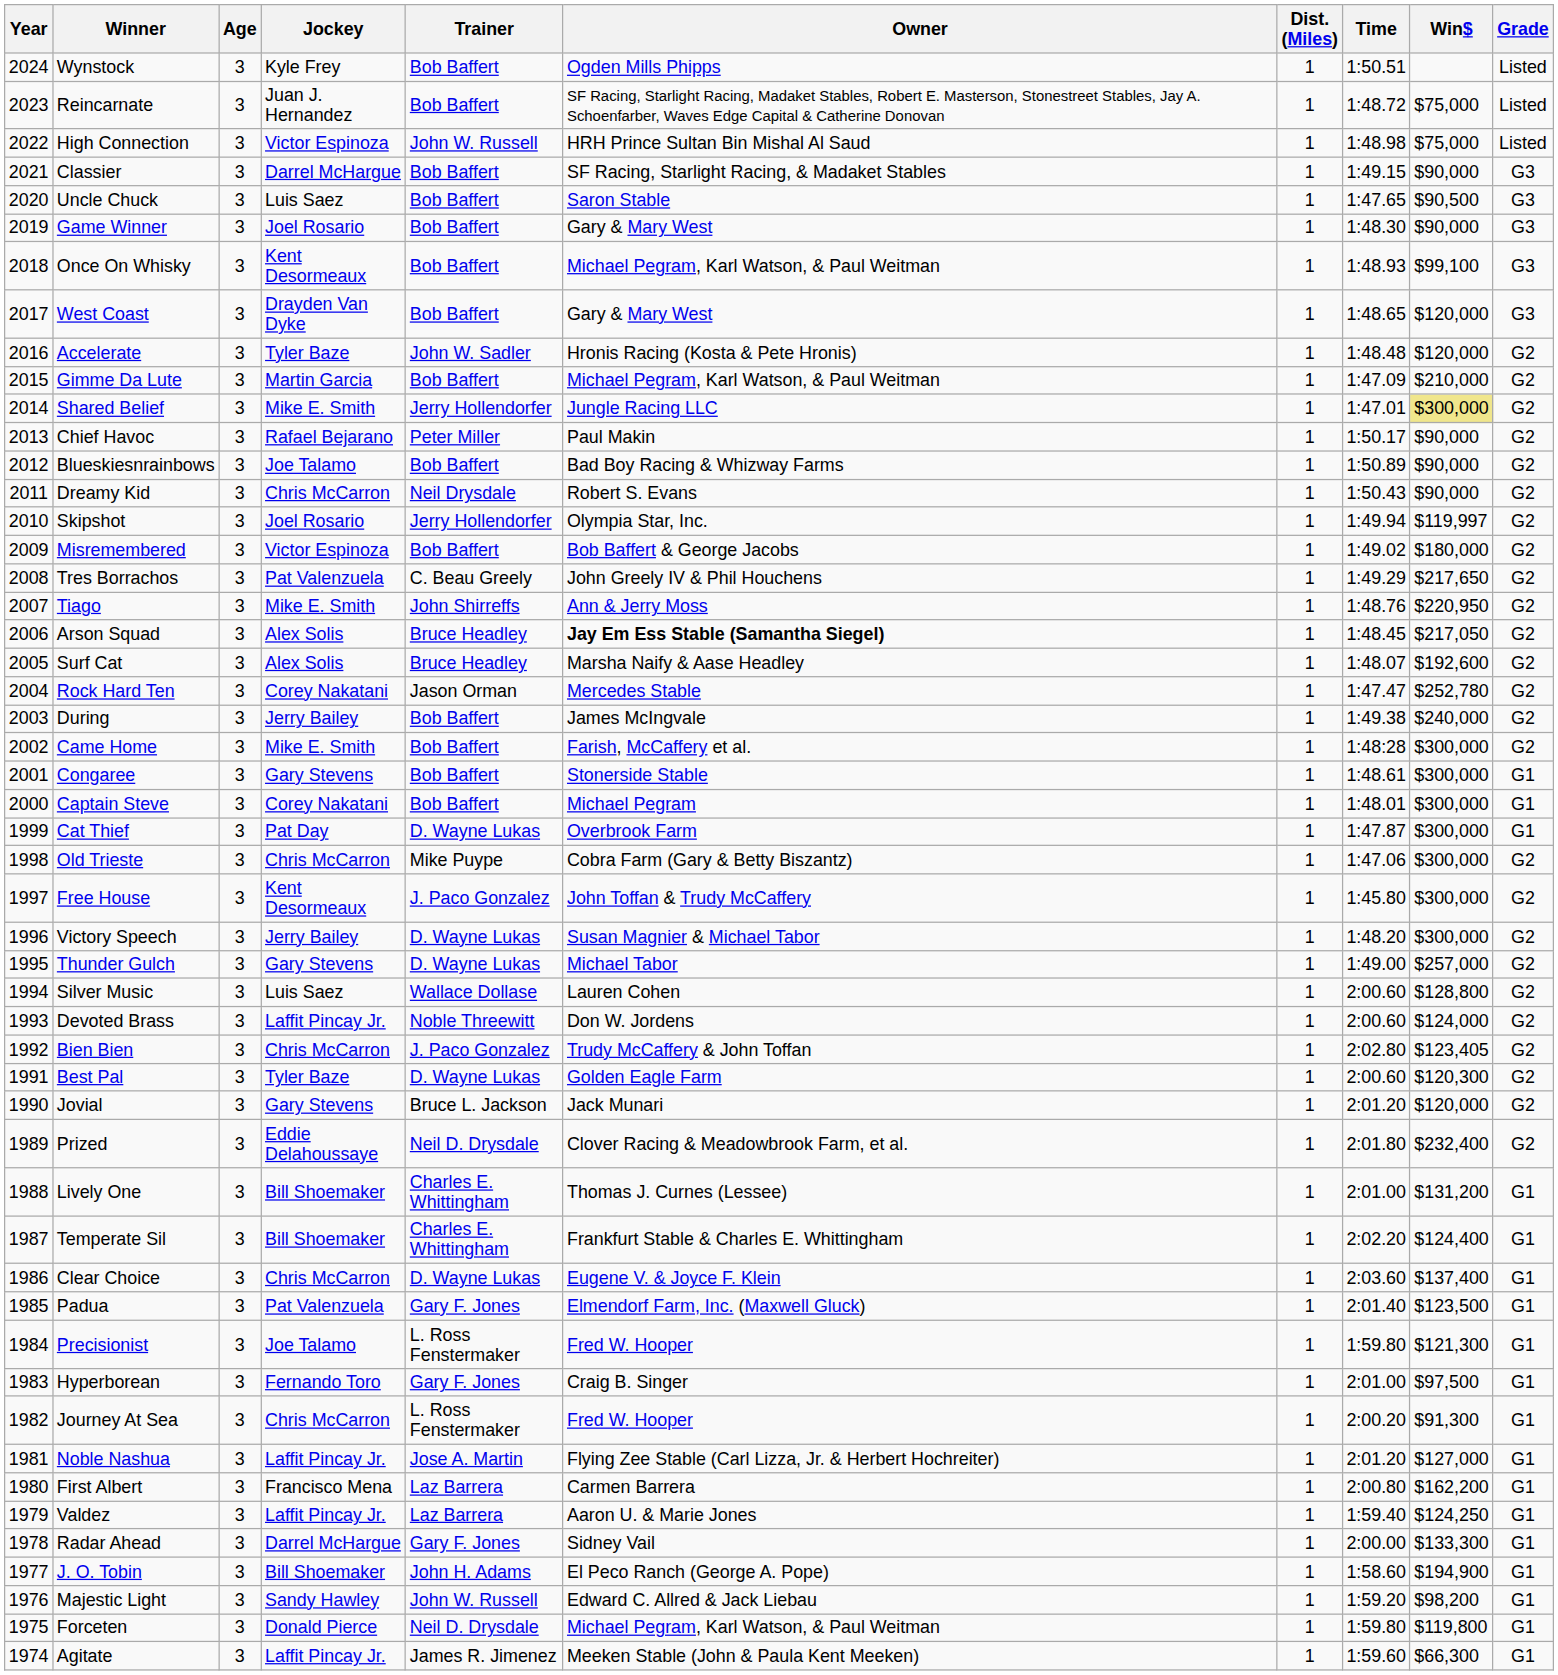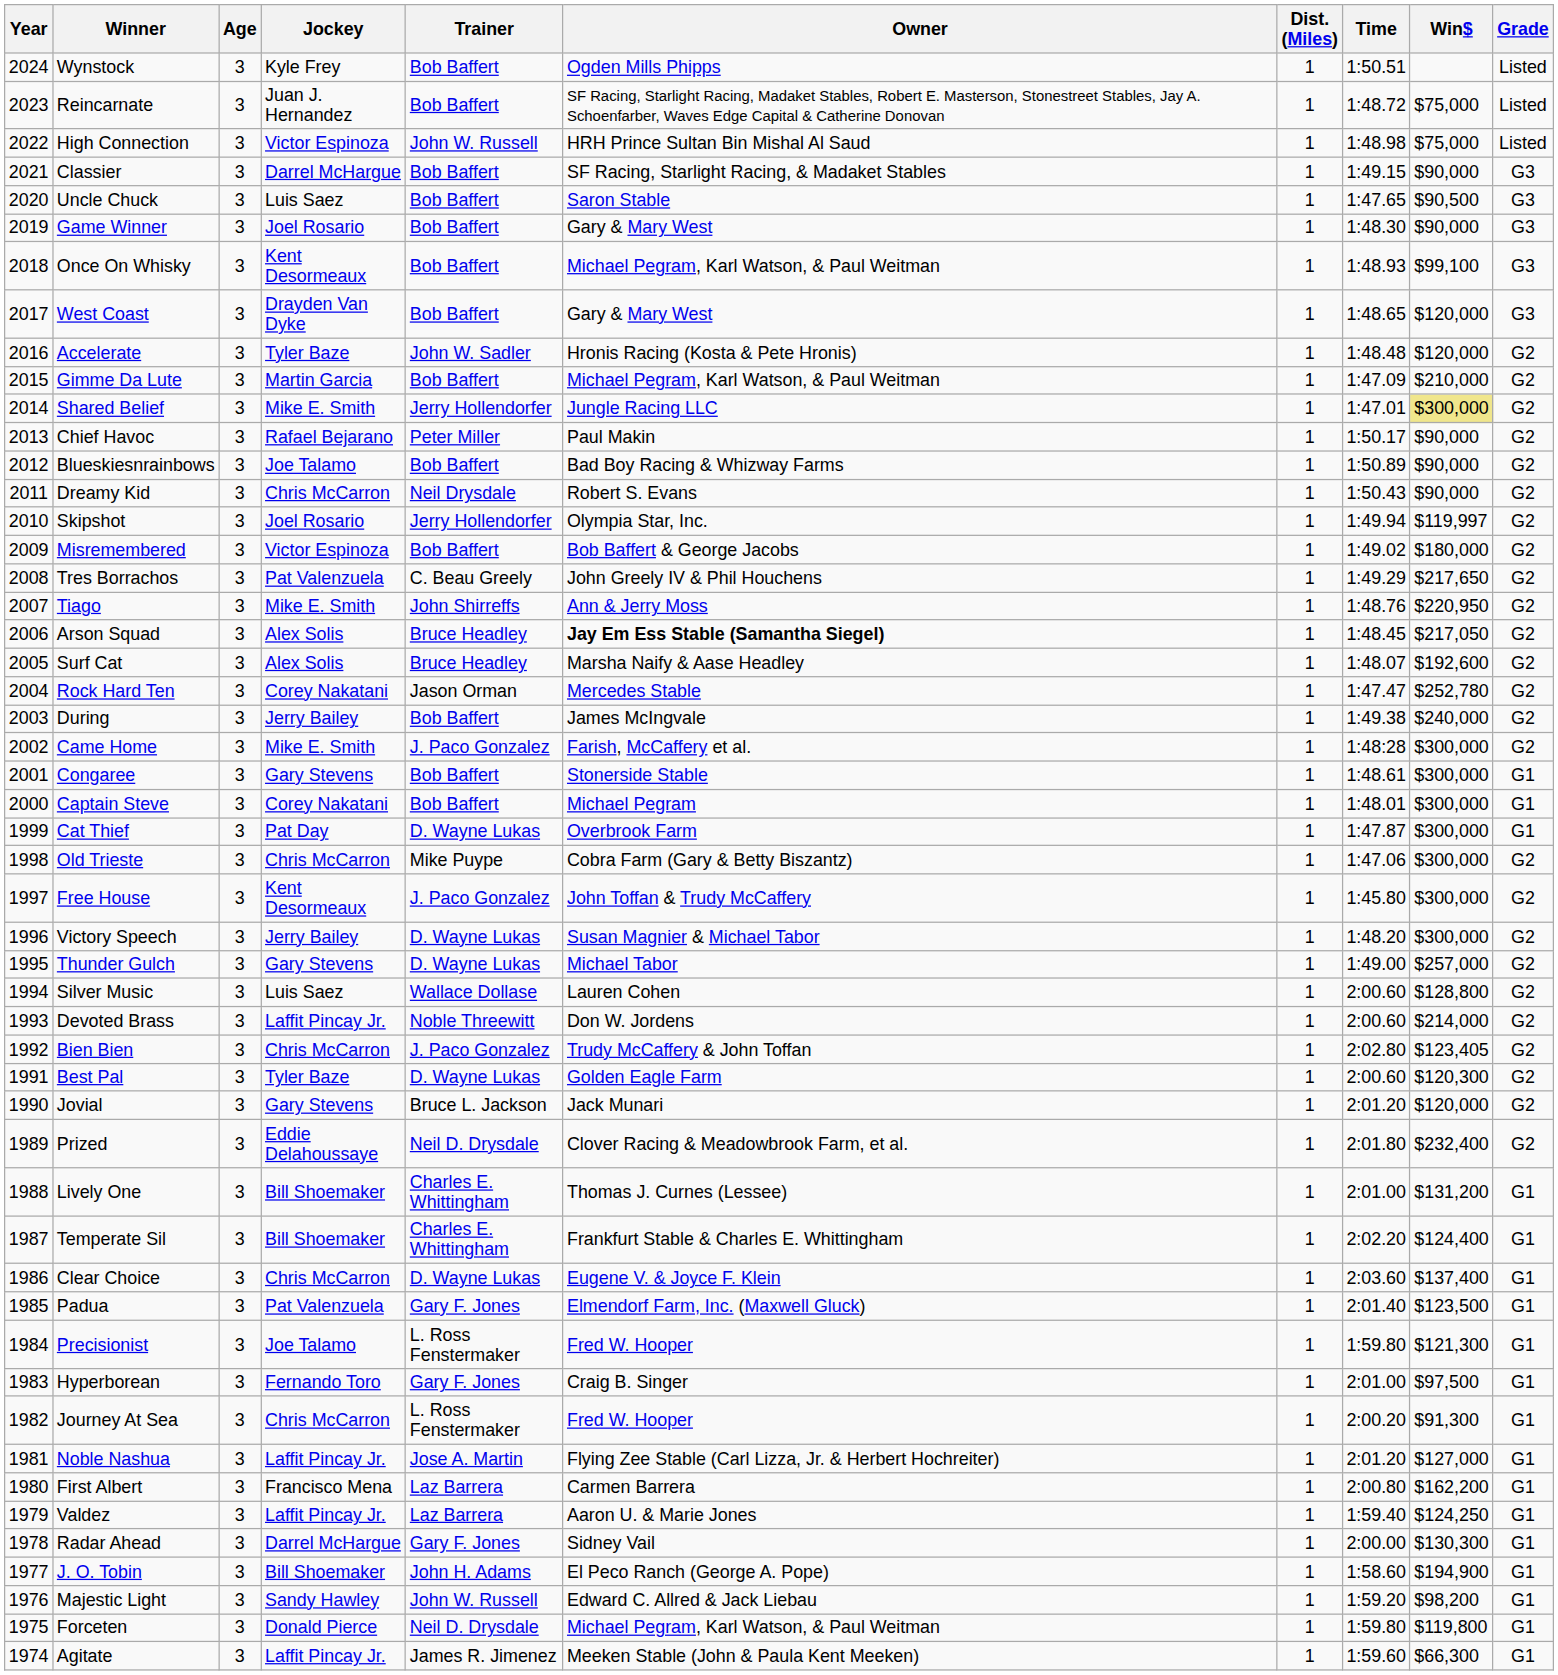(454, 747) Bob Baffert -> (480, 747) J. Paco Gonzalez
(1452, 1021) $124,000 -> (1452, 1021) $214,000
(1452, 1543) $133,300 -> (1452, 1543) $130,300
